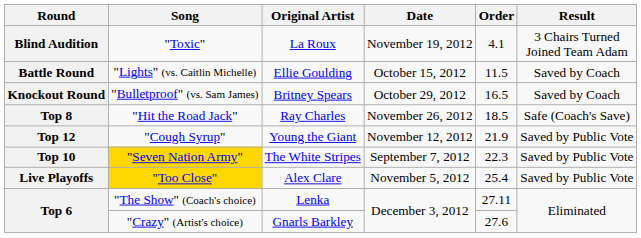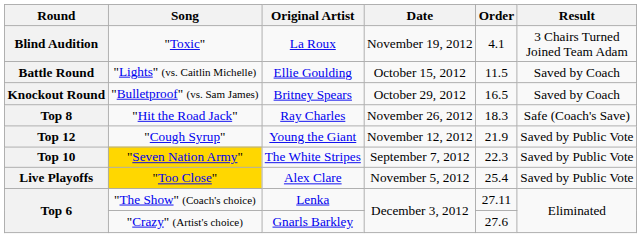(496, 116) 18.5 -> (496, 116) 18.3
